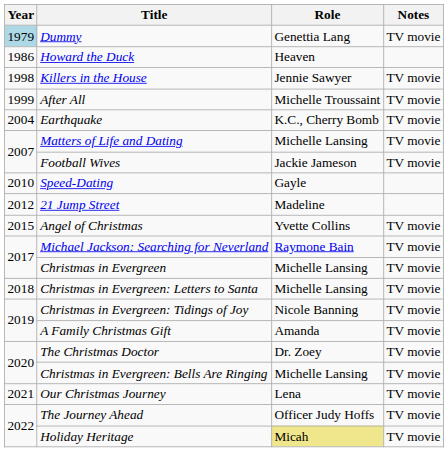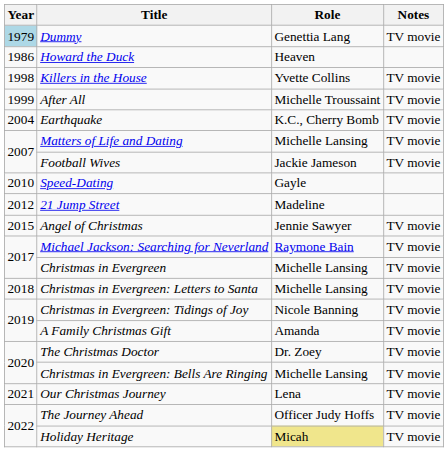(313, 78) Jennie Sawyer -> (312, 78) Yvette Collins
(312, 225) Yvette Collins -> (313, 225) Jennie Sawyer
